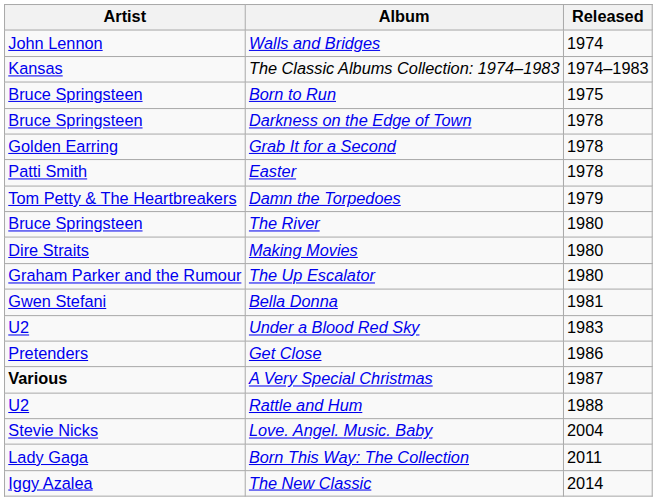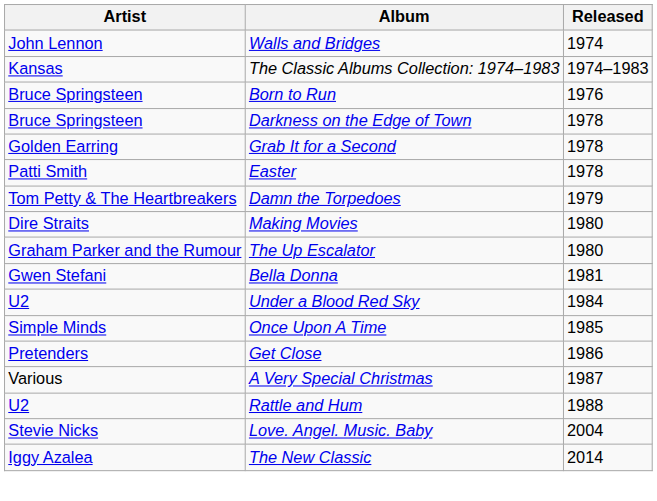(585, 95) 1975 -> (585, 95) 1976
- row: (284, 224)
(585, 328) 1983 -> (585, 302) 1984
+ row: (318, 328)
(38, 379) bold -> (35, 379) normal
- row: (359, 457)
